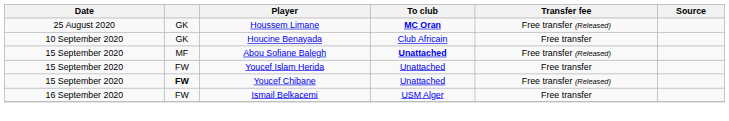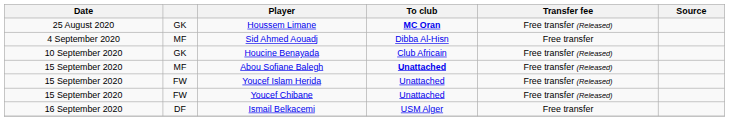+ row: (282, 39)
(566, 39) Free transfer -> (568, 53) Free transfer (Released)
(566, 67) Free transfer -> (568, 81) Free transfer (Released)
(182, 81) bold -> (180, 94) normal
(182, 94) FW -> (180, 108) DF
